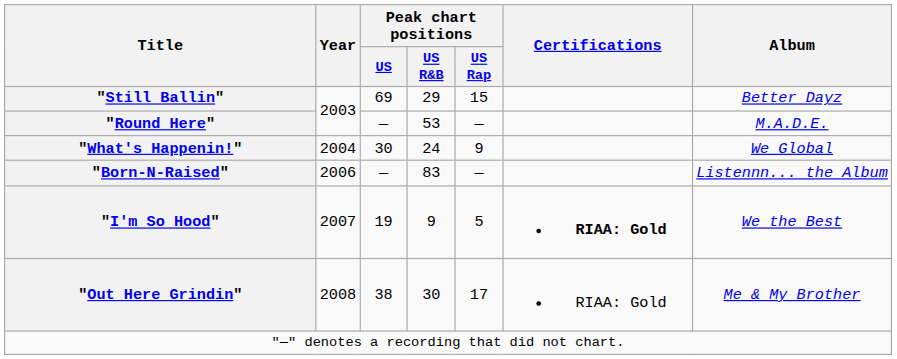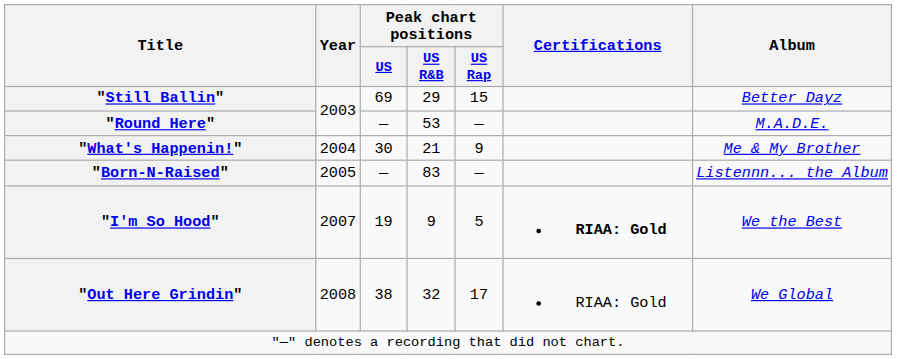(431, 148) 24 -> (431, 148) 21
(792, 148) We Global -> (792, 148) Me & My Brother
(338, 173) 2006 -> (338, 173) 2005
(431, 295) 30 -> (431, 295) 32
(792, 295) Me & My Brother -> (792, 295) We Global
